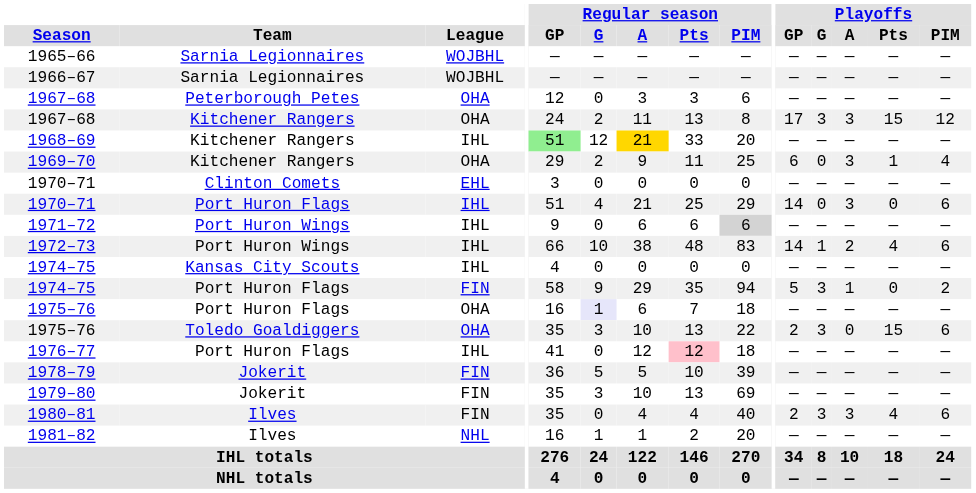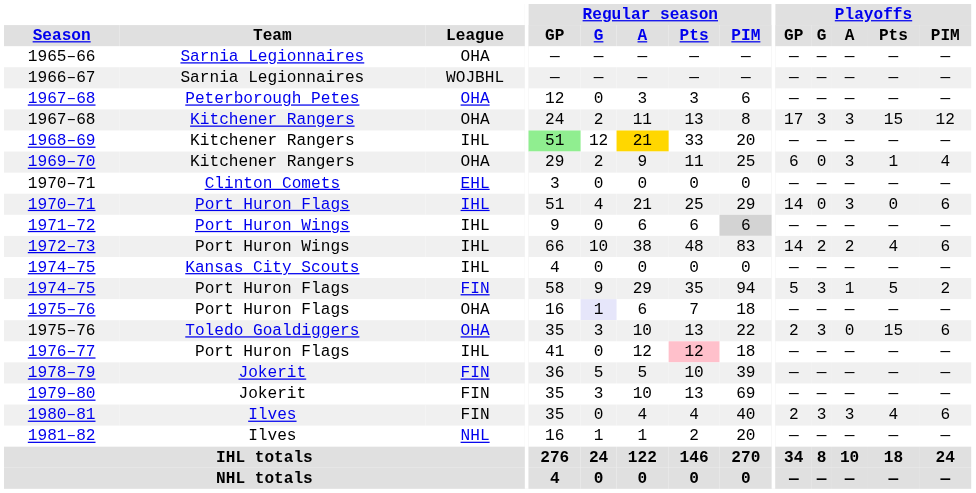(475, 57) WOJBHL -> (475, 57) OHA
(822, 246) 1 -> (822, 246) 2
(893, 289) 0 -> (893, 289) 5
